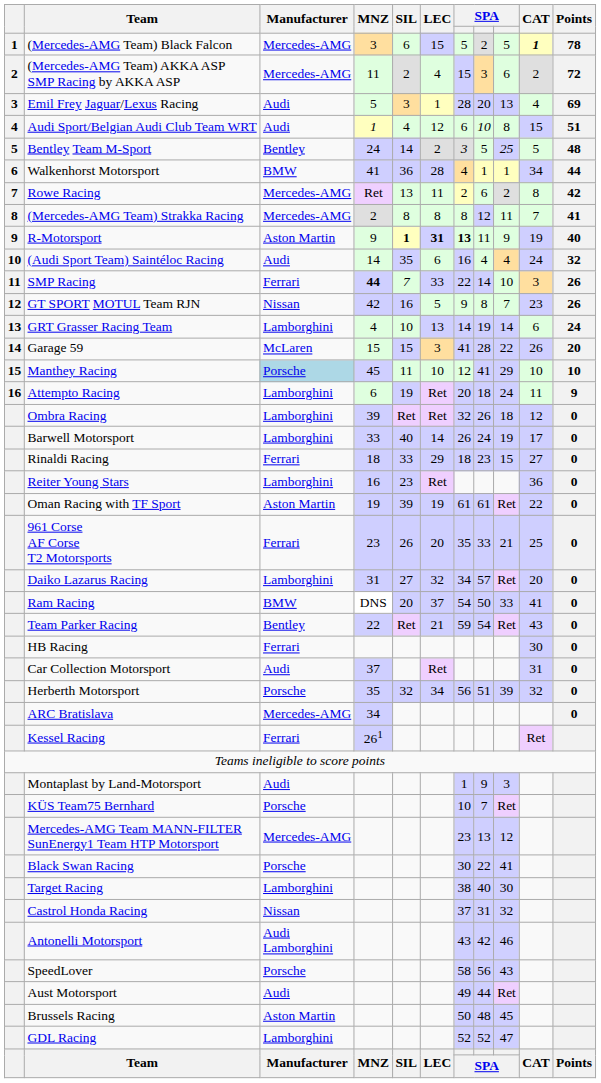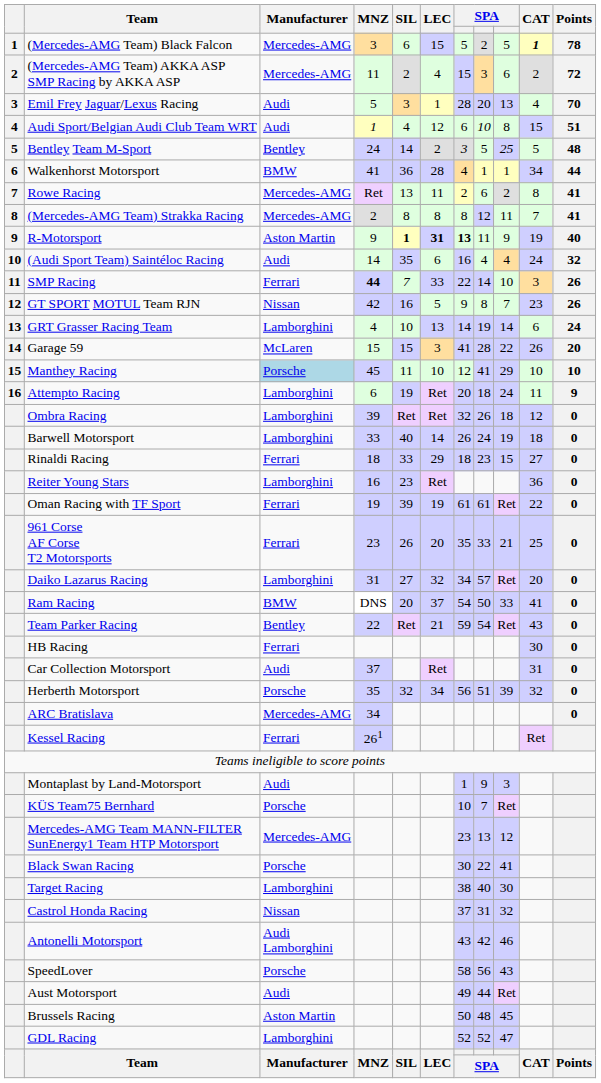(574, 104) 69 -> (574, 104) 70
(574, 192) 42 -> (574, 192) 41
(536, 437) 17 -> (536, 437) 18
(299, 503) Aston Martin -> (281, 503) Ferrari
